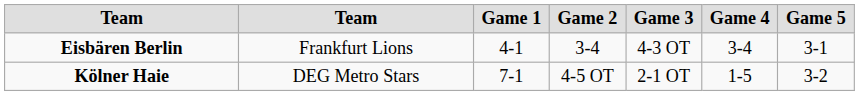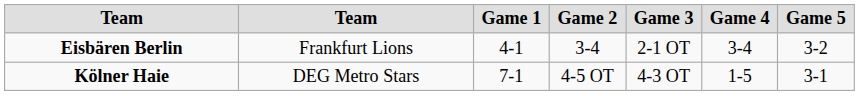(664, 47) 4-3 OT -> (664, 47) 2-1 OT
(816, 47) 3-1 -> (816, 47) 3-2
(664, 76) 2-1 OT -> (664, 76) 4-3 OT
(816, 76) 3-2 -> (816, 76) 3-1
